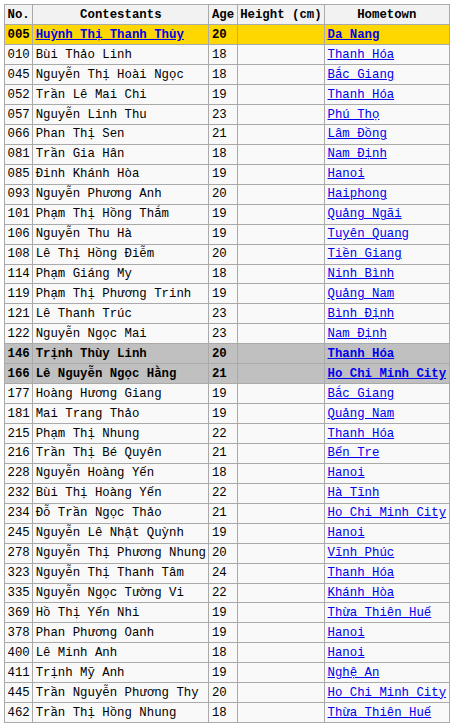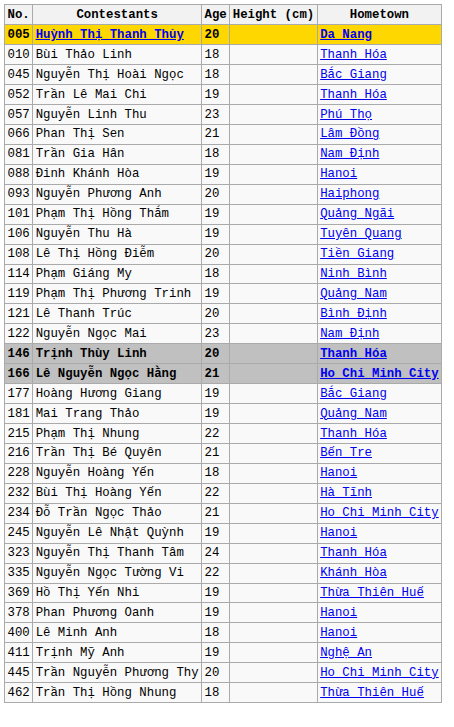(19, 174) 085 -> (19, 174) 088
(219, 314) 23 -> (212, 314) 20
- row: (121, 553)
